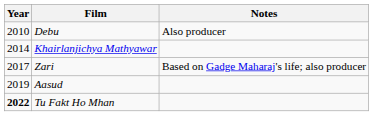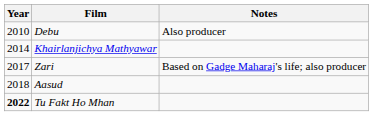(18, 84) 2019 -> (18, 84) 2018
